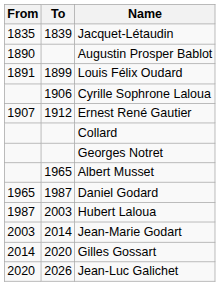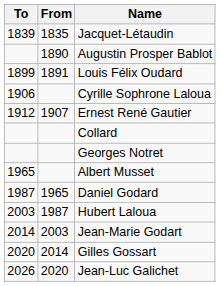columns swapped: (23, 14) <-> (58, 14)
